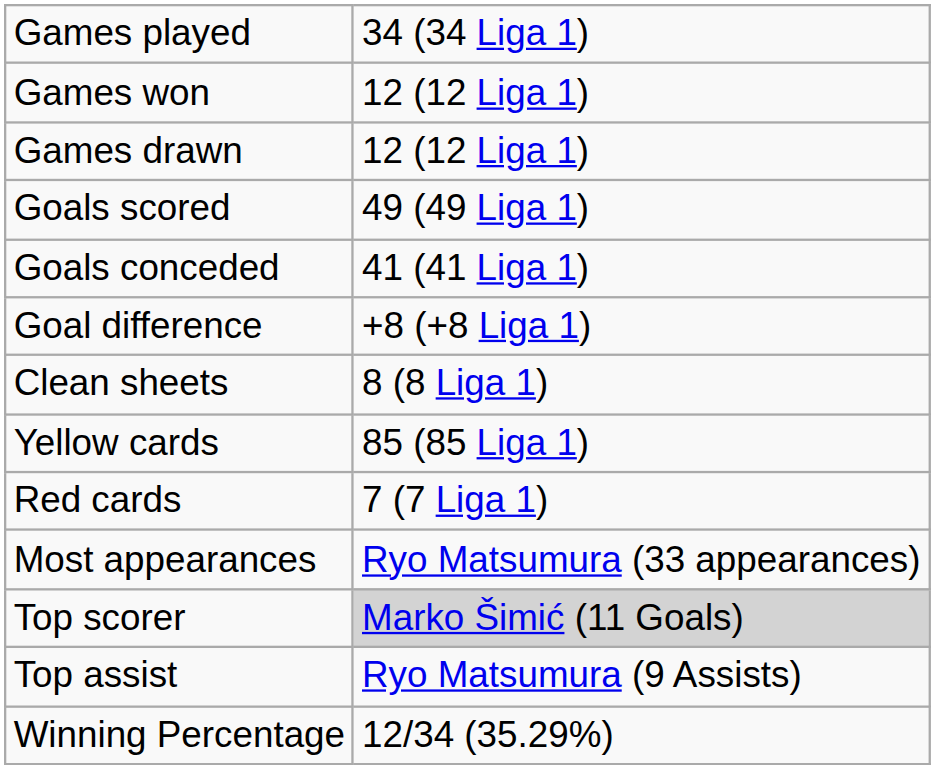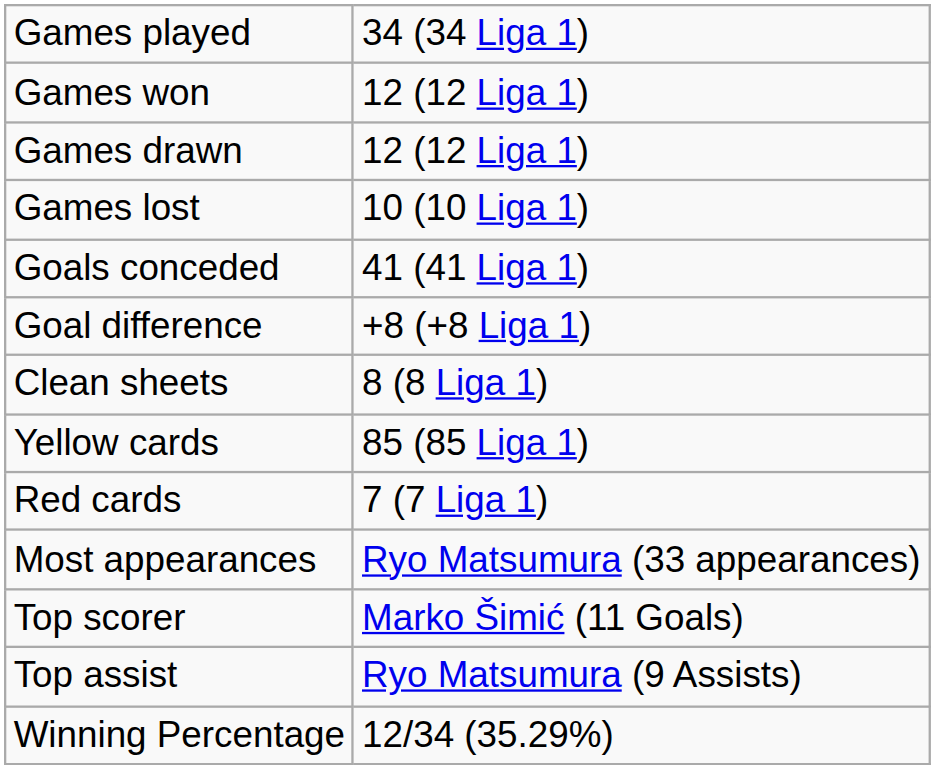+ row: (107, 208)
- row: (122, 208)
(553, 617) lightgrey background -> (553, 617) no background
